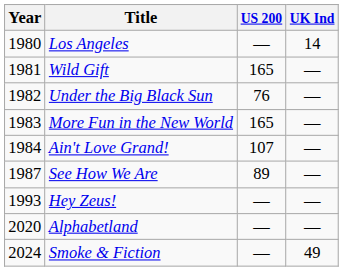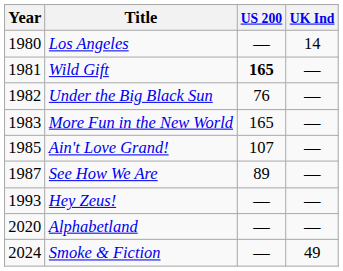(261, 69) normal -> (261, 69) bold
(25, 148) 1984 -> (25, 148) 1985
